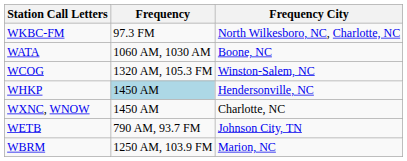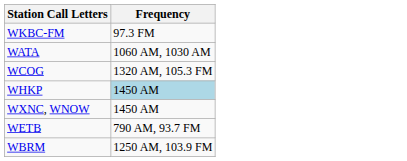- column: (309, 14)
